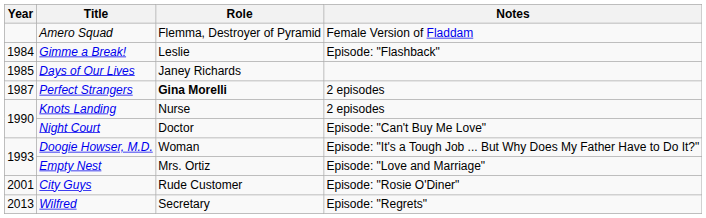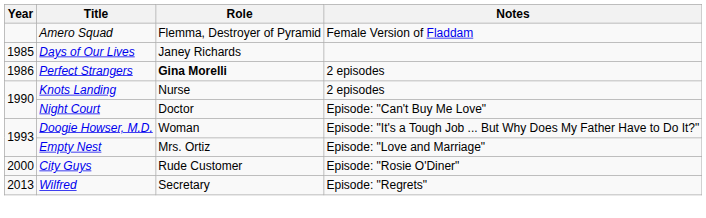- row: (83, 52)
(20, 90) 1987 -> (20, 71) 1986
(20, 185) 2001 -> (20, 166) 2000
